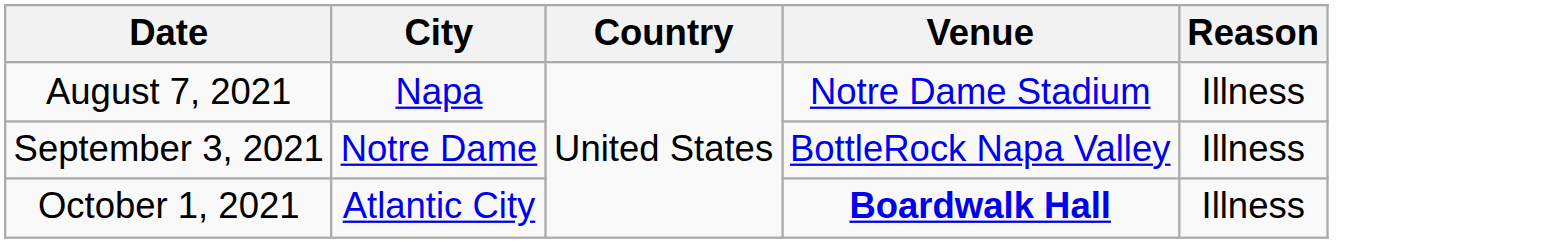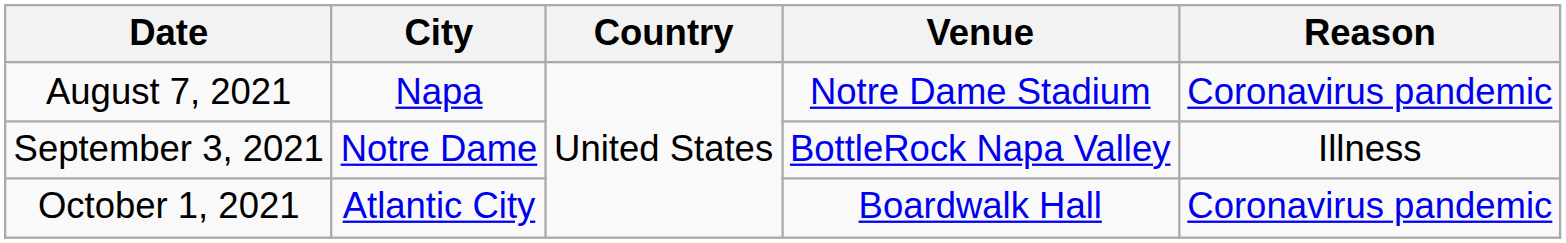(1253, 91) Illness -> (1370, 91) Coronavirus pandemic
(980, 206) bold -> (980, 206) normal
(1253, 206) Illness -> (1370, 206) Coronavirus pandemic
